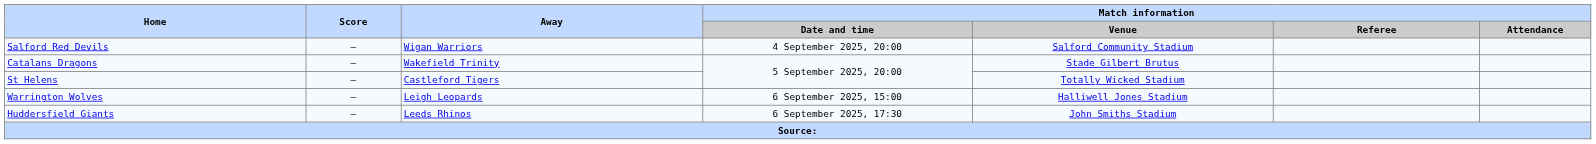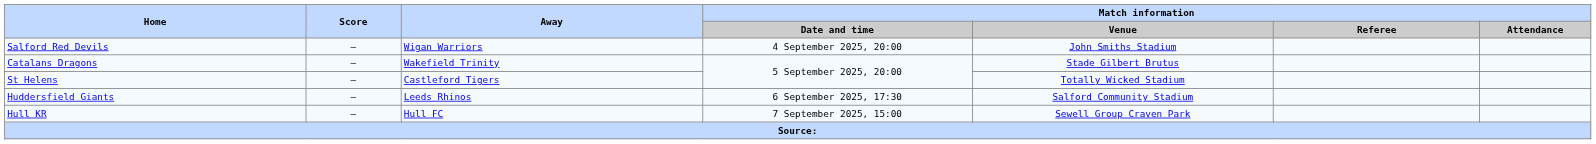(1123, 46) Salford Community Stadium -> (1123, 46) John Smiths Stadium
- row: (55, 97)
(1123, 114) John Smiths Stadium -> (1123, 97) Salford Community Stadium
+ row: (27, 114)
